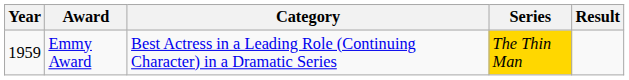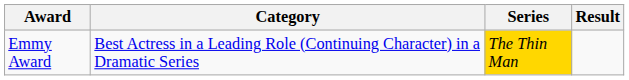- column: (25, 17)
